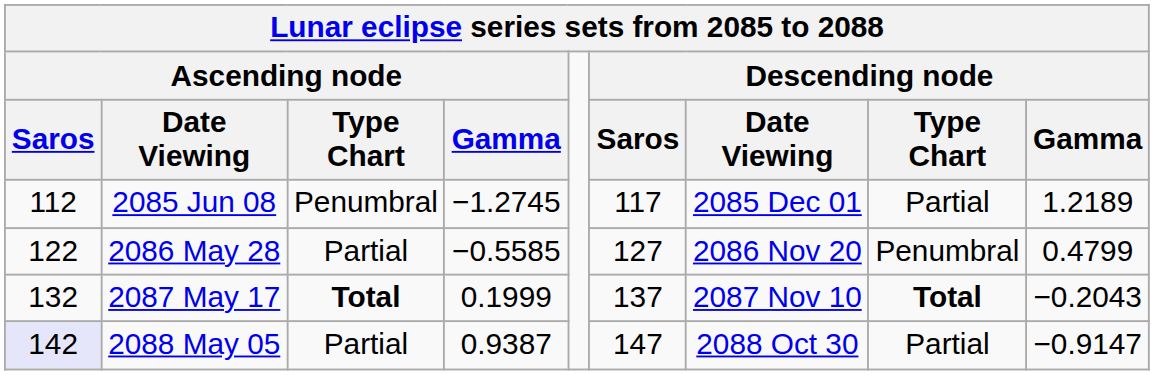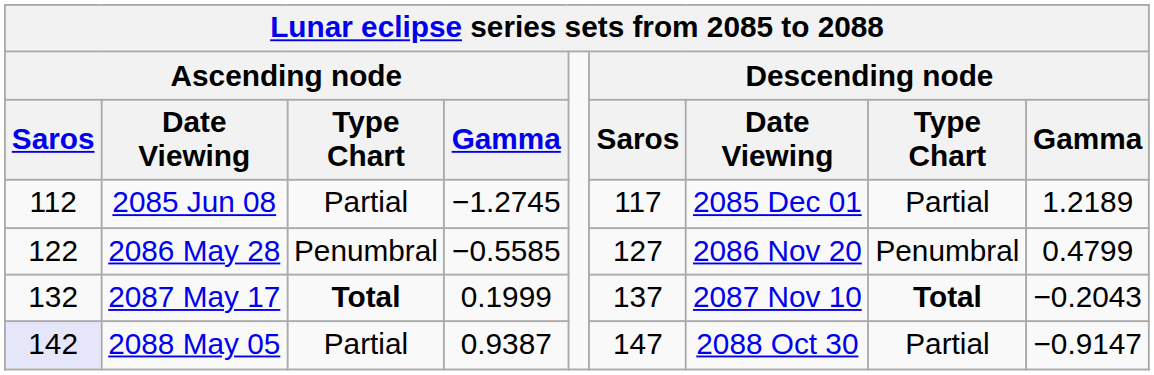(366, 203) Penumbral -> (366, 203) Partial
(366, 250) Partial -> (366, 250) Penumbral
